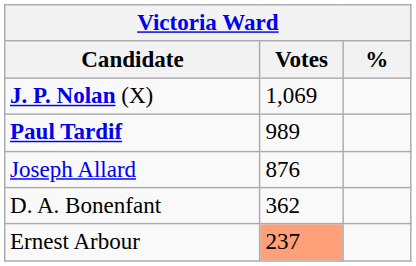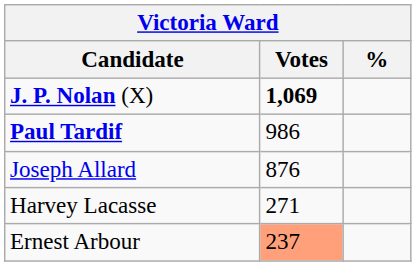(291, 95) normal -> (291, 95) bold
(283, 132) 989 -> (283, 132) 986
- row: (86, 205)
+ row: (83, 205)
